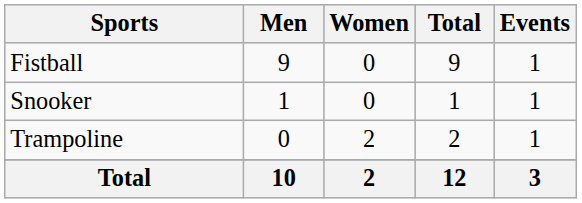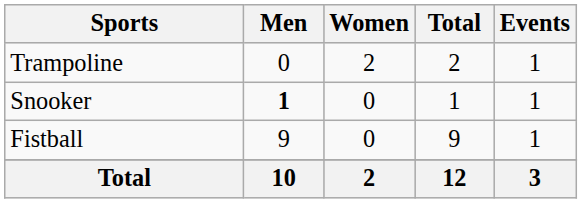rows swapped: (47, 62) <-> (67, 139)
(284, 100) normal -> (284, 100) bold
